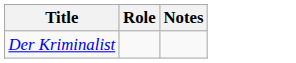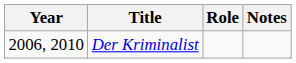+ column: (46, 17)
